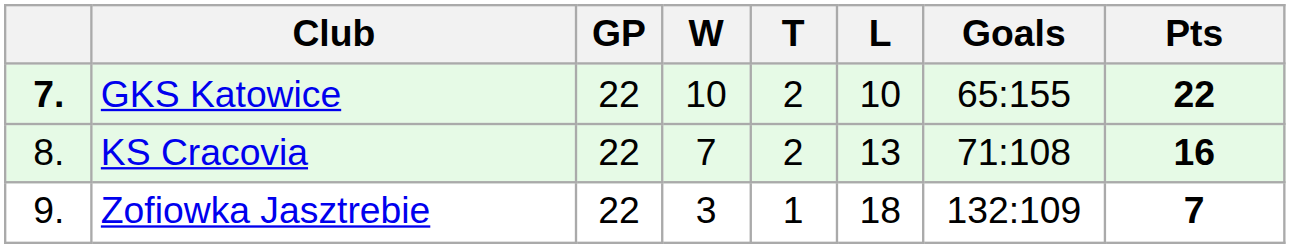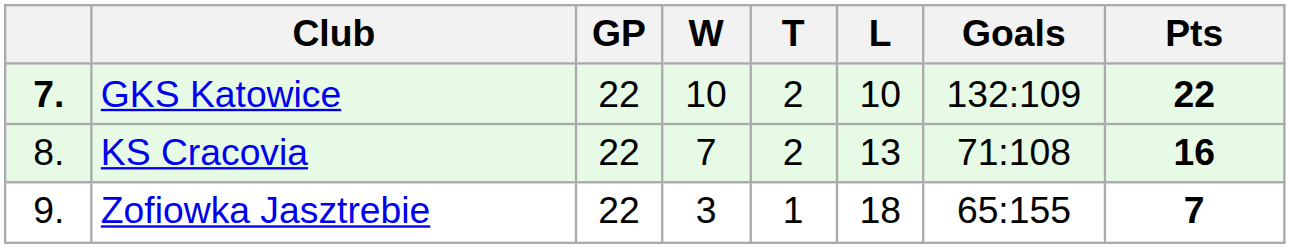(1014, 93) 65:155 -> (1014, 93) 132:109
(1014, 211) 132:109 -> (1014, 211) 65:155
